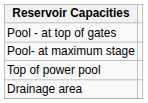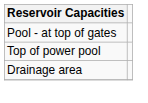- row: (71, 51)
